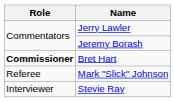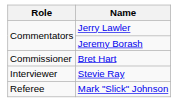(40, 58) bold -> (41, 58) normal
rows swapped: (123, 74) <-> (101, 89)
